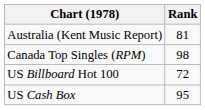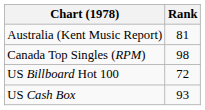(183, 94) 95 -> (183, 94) 93
